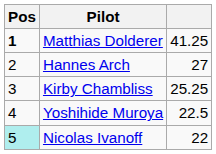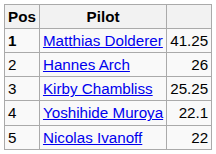(200, 65) 27 -> (200, 65) 26
(193, 113) 22.5 -> (193, 113) 22.1
(12, 137) paleturquoise background -> (12, 137) no background
